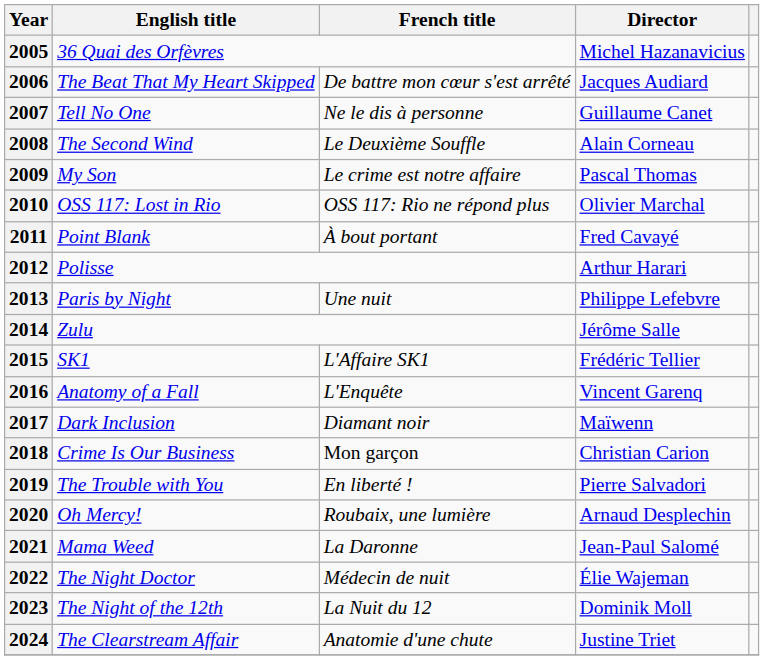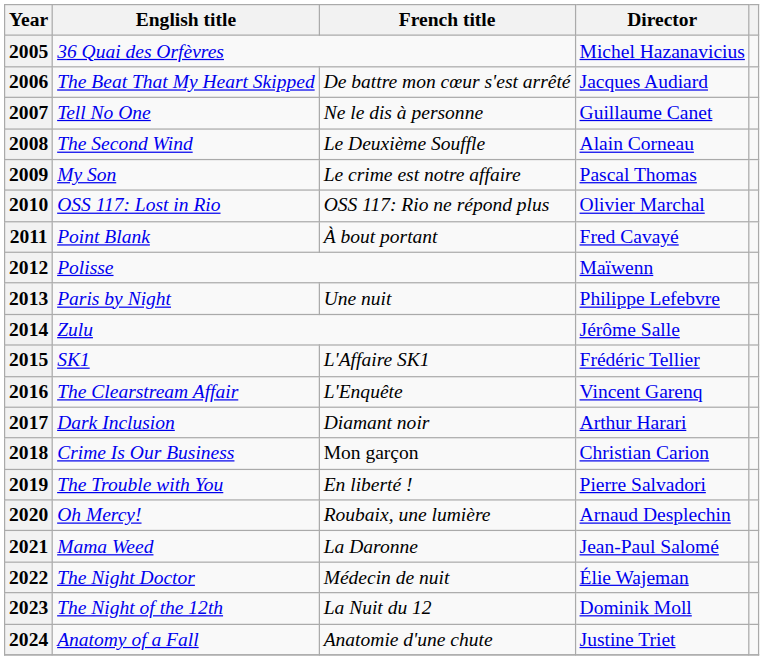(633, 267) Arthur Harari -> (616, 267) Maïwenn
(128, 391) Anatomy of a Fall -> (148, 391) The Clearstream Affair
(616, 422) Maïwenn -> (633, 422) Arthur Harari
(148, 639) The Clearstream Affair -> (128, 639) Anatomy of a Fall
